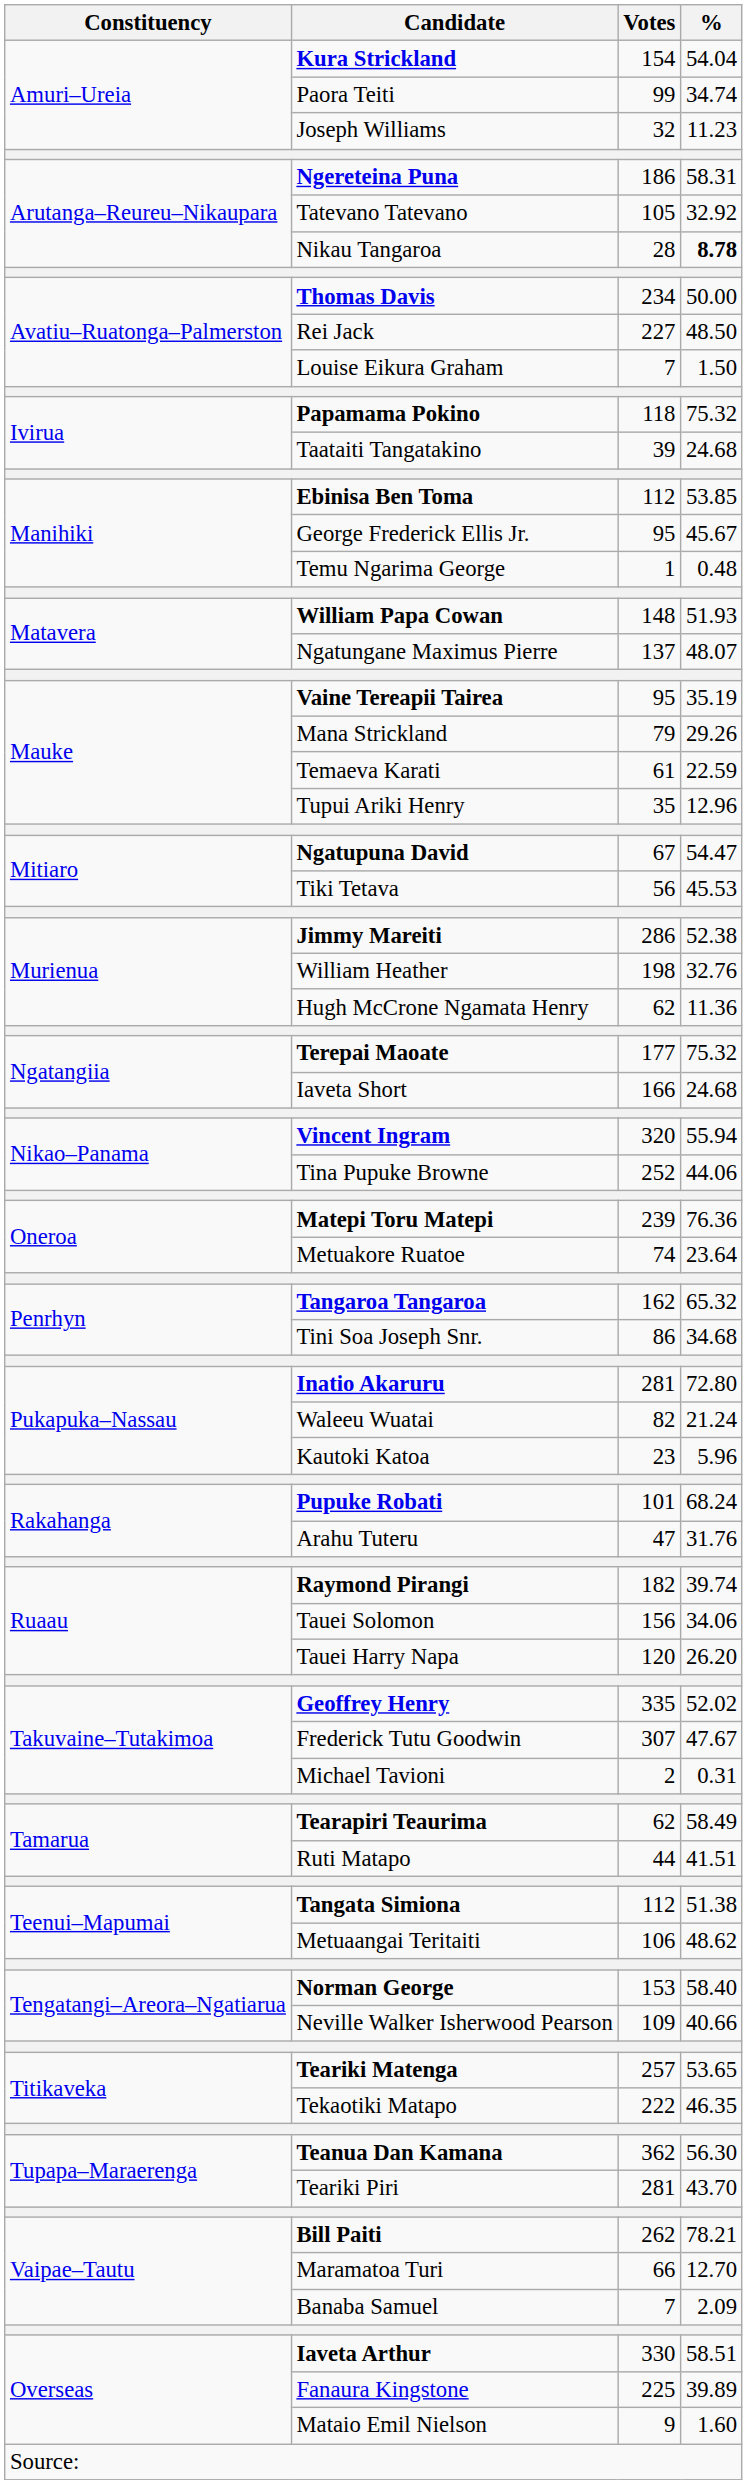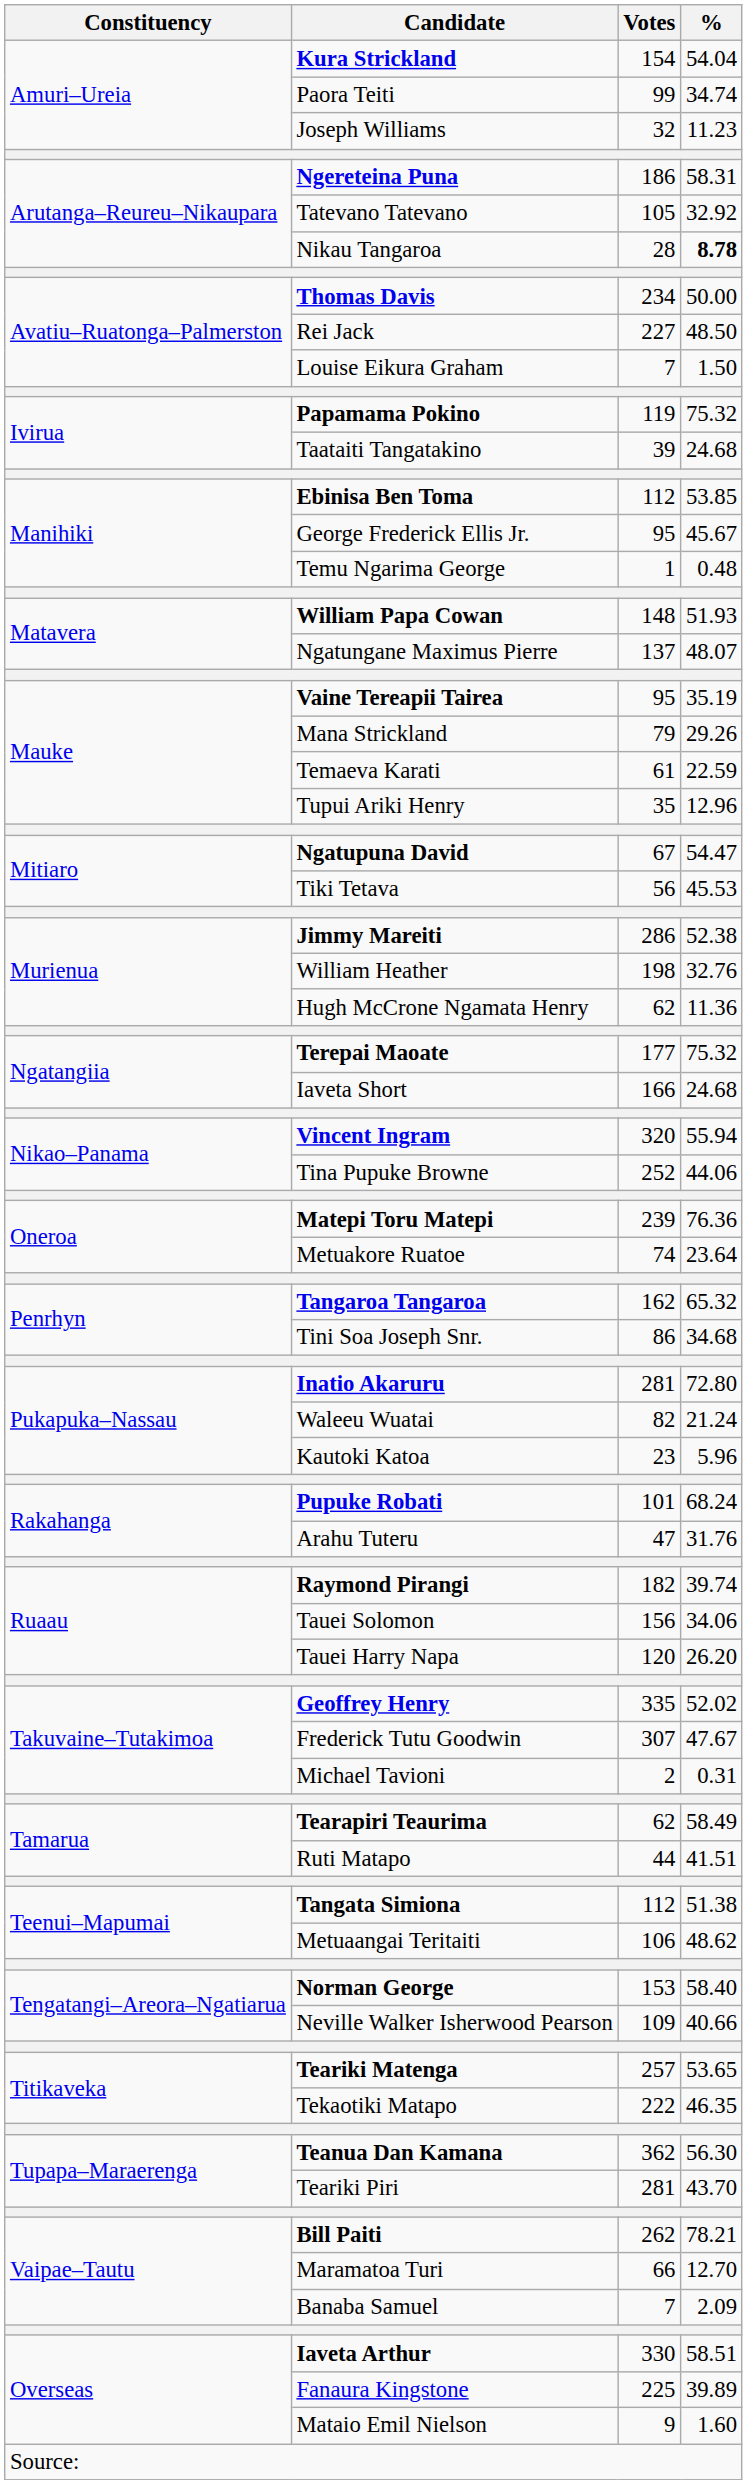(659, 414) 118 -> (659, 414) 119
